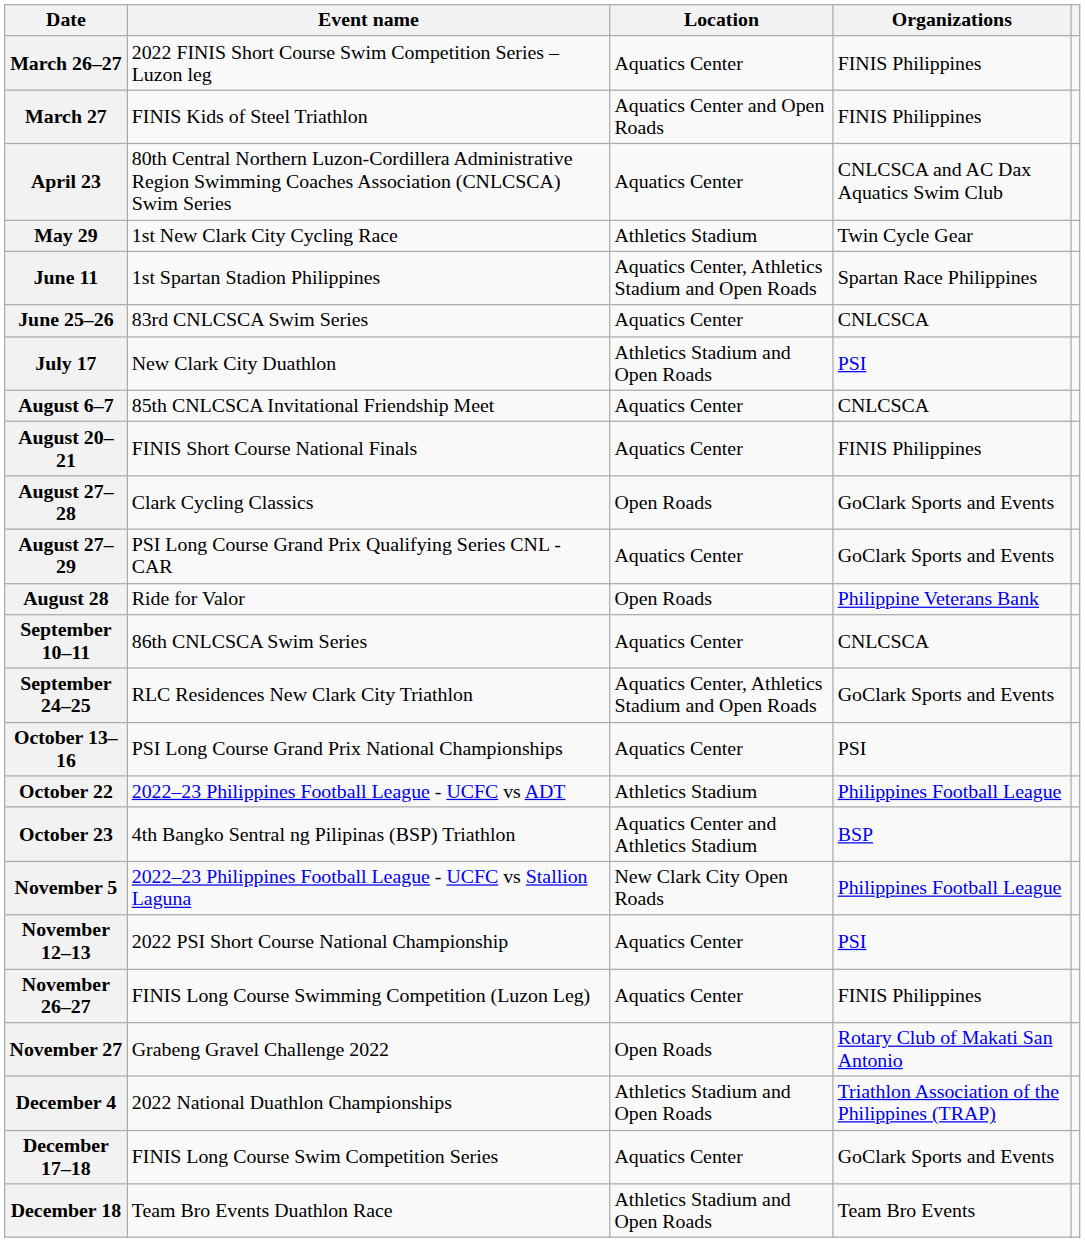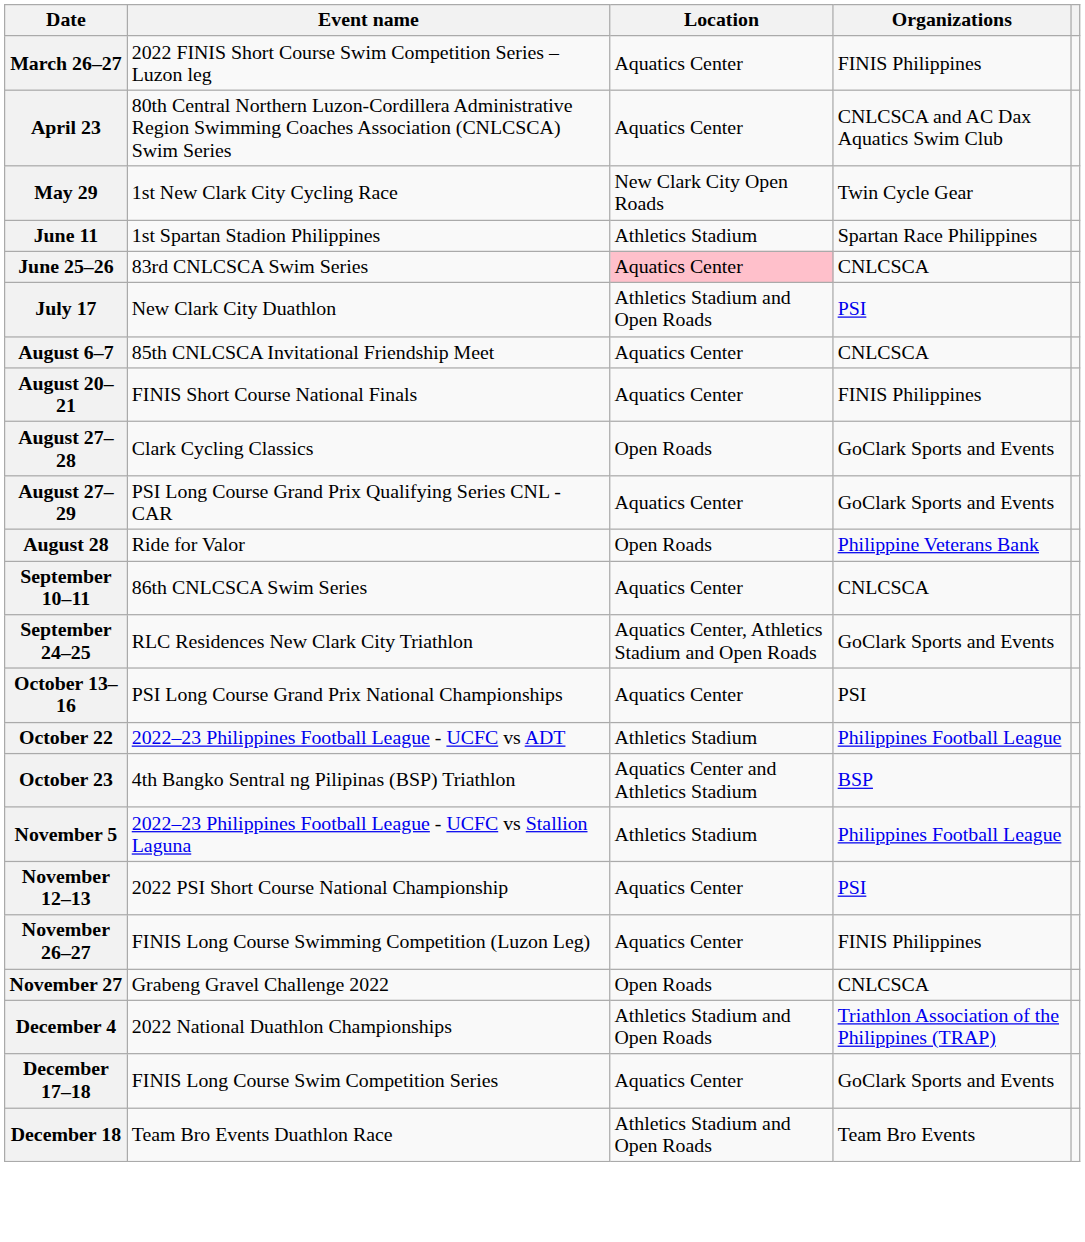- row: (66, 116)
(686, 235) Athletics Stadium -> (701, 192) New Clark City Open Roads
(718, 277) Aquatics Center, Athletics Stadium and Open Roads -> (686, 235) Athletics Stadium
(679, 320) no background -> (679, 266) pink background
(701, 887) New Clark City Open Roads -> (686, 834) Athletics Stadium
(945, 1049) Rotary Club of Makati San Antonio -> (883, 984) CNLCSCA
